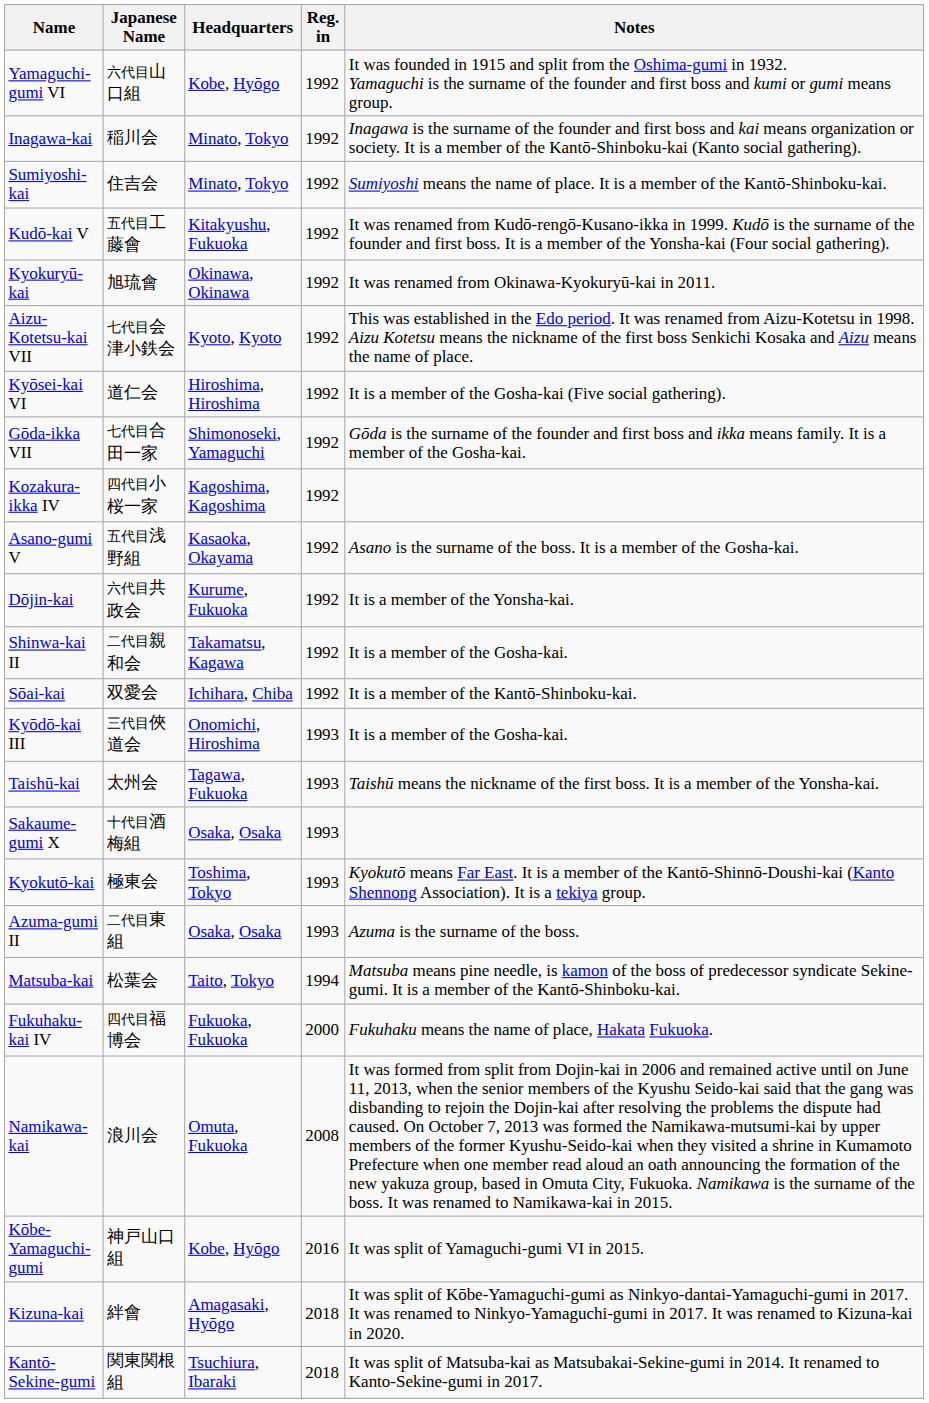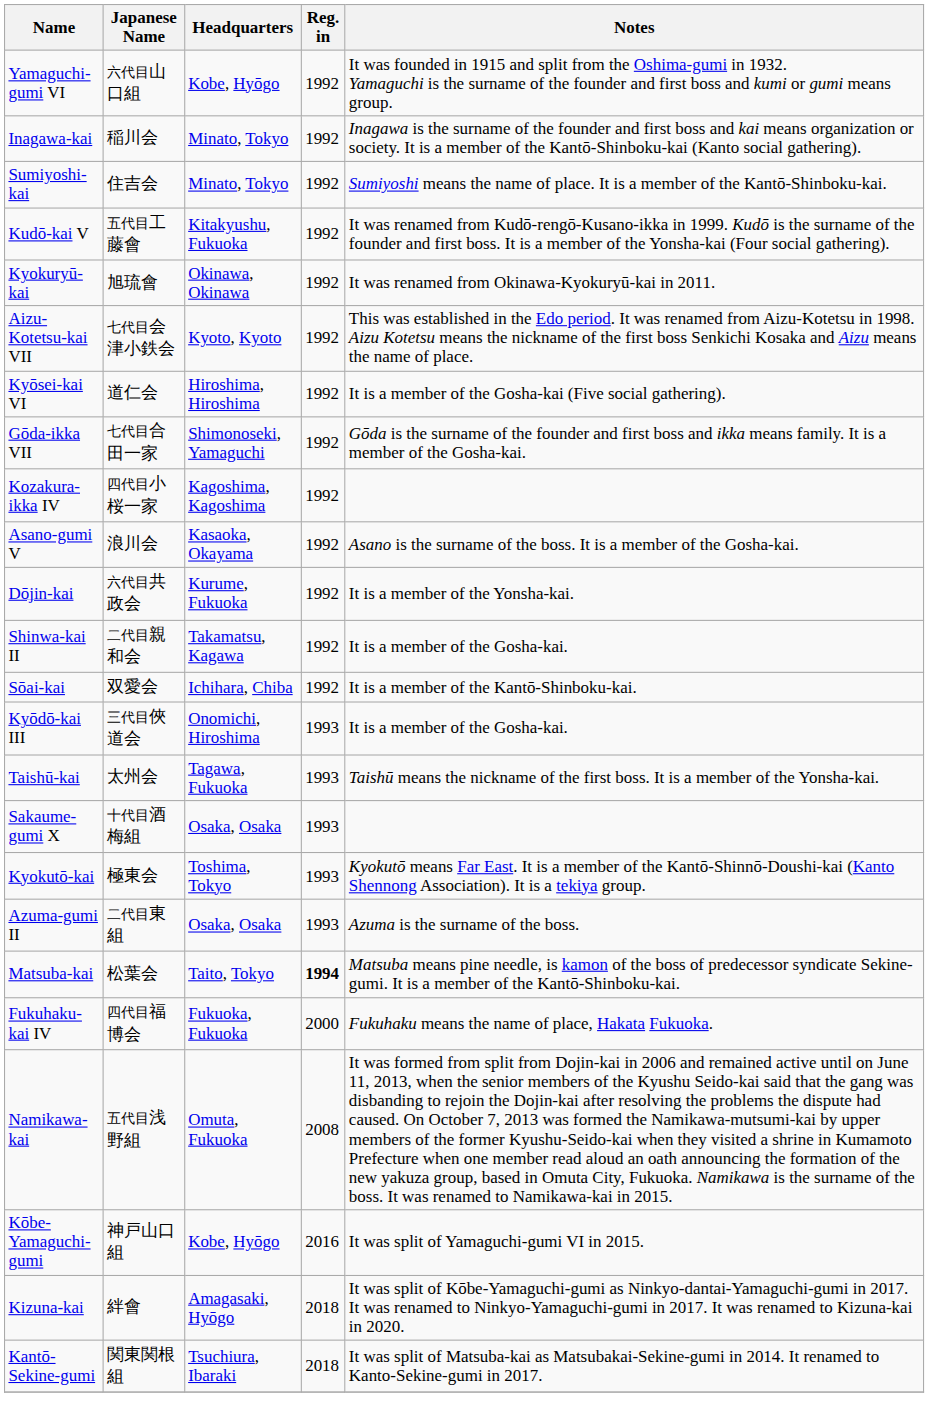(137, 547) 五代目浅野組 -> (133, 543) 浪川会
(322, 980) normal -> (322, 974) bold
(133, 1135) 浪川会 -> (137, 1129) 五代目浅野組
